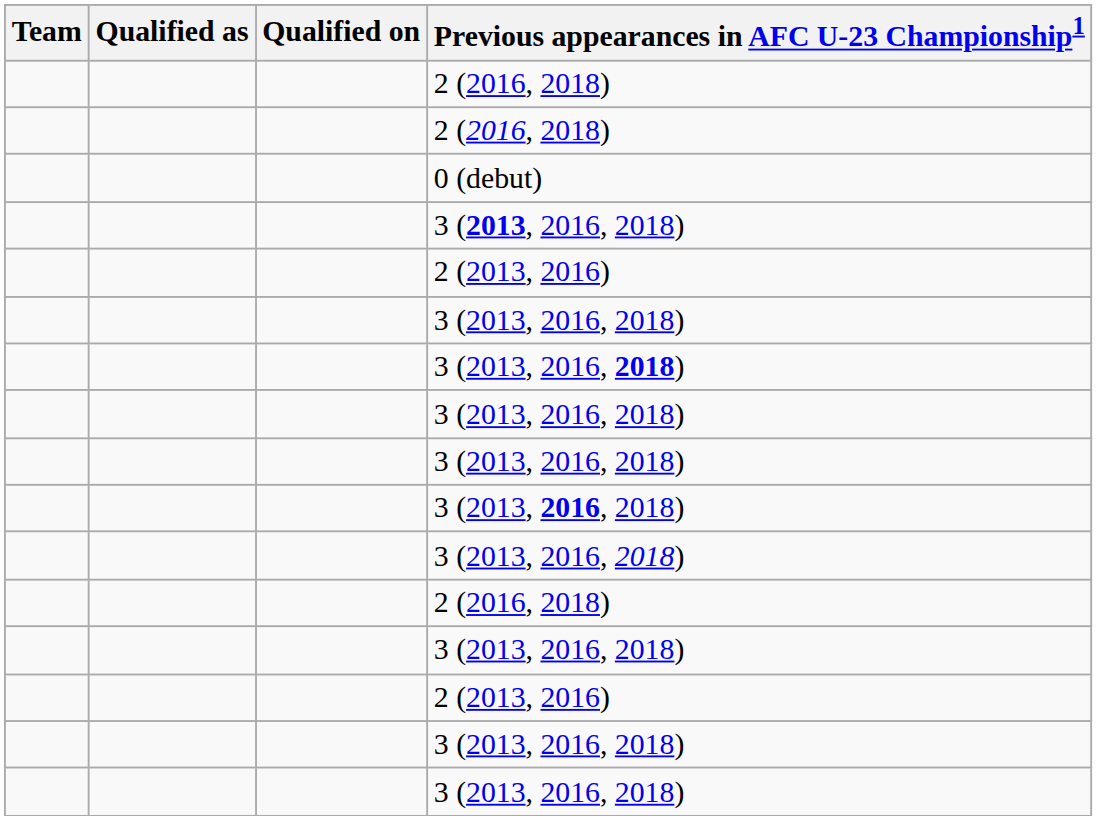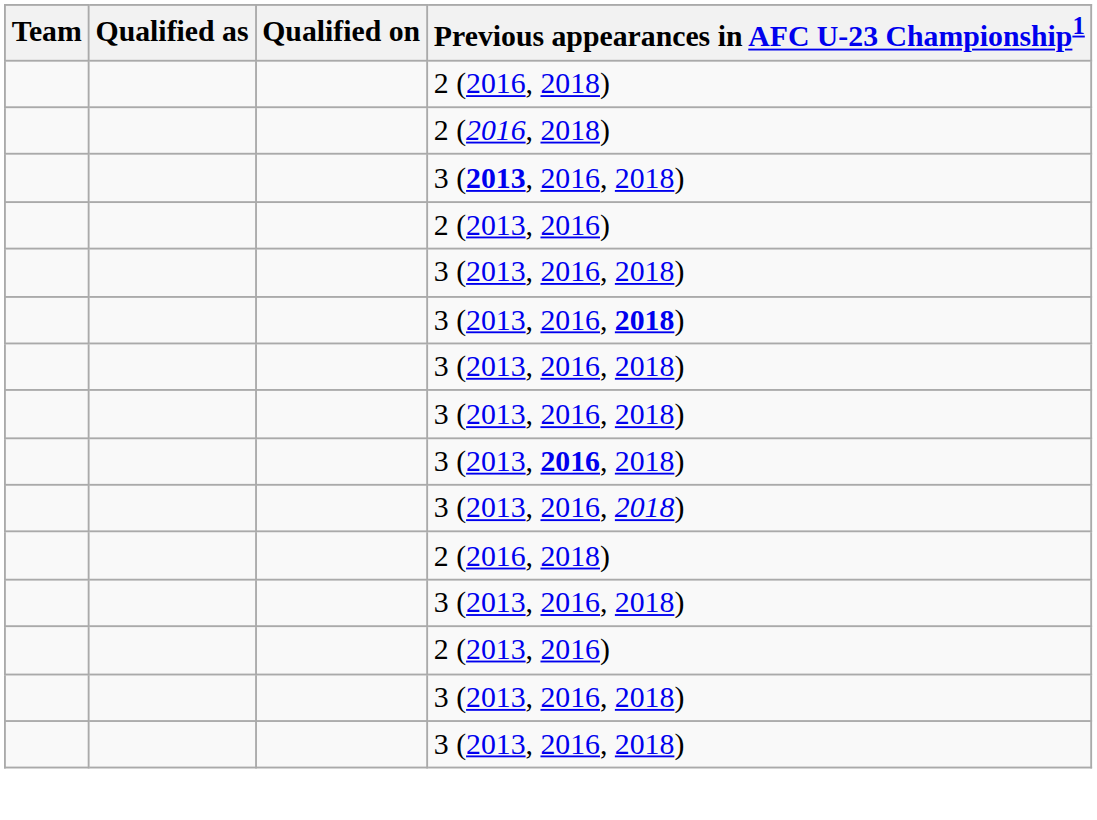- row: (47, 178)
